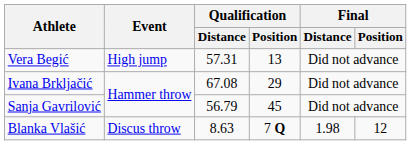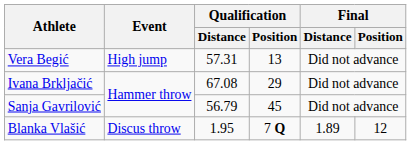(222, 129) 8.63 -> (222, 129) 1.95
(327, 129) 1.98 -> (327, 129) 1.89
